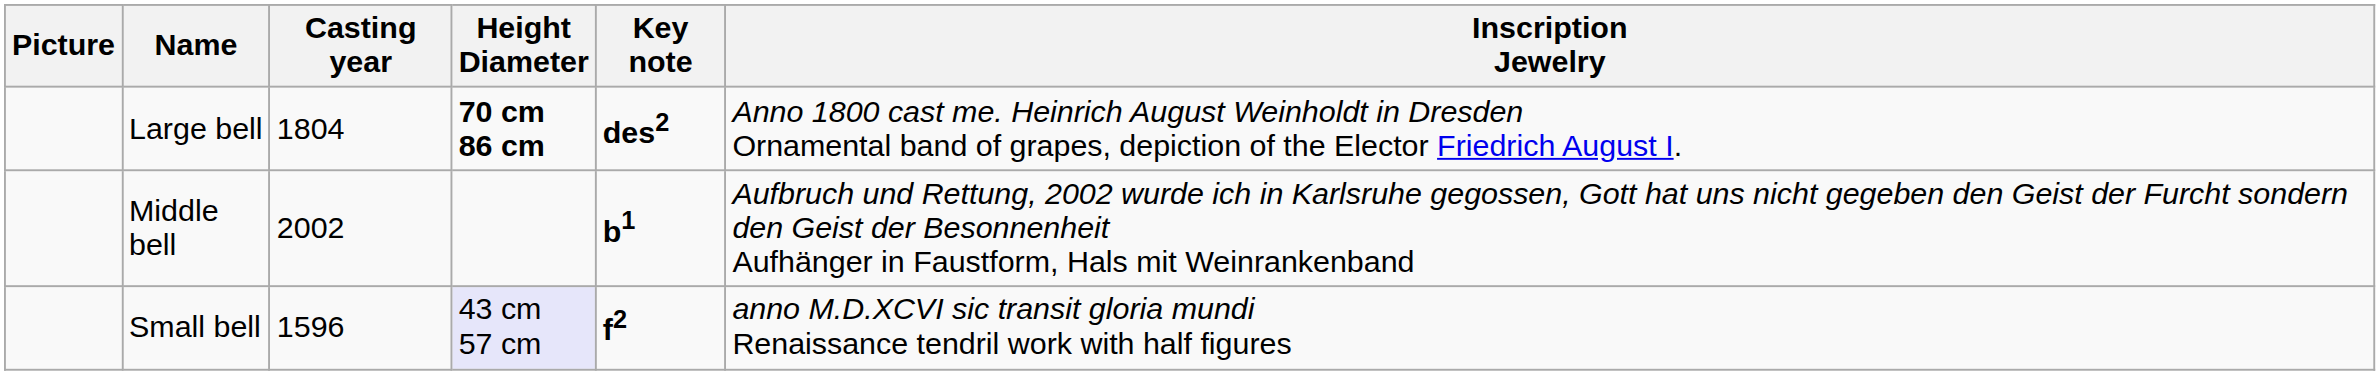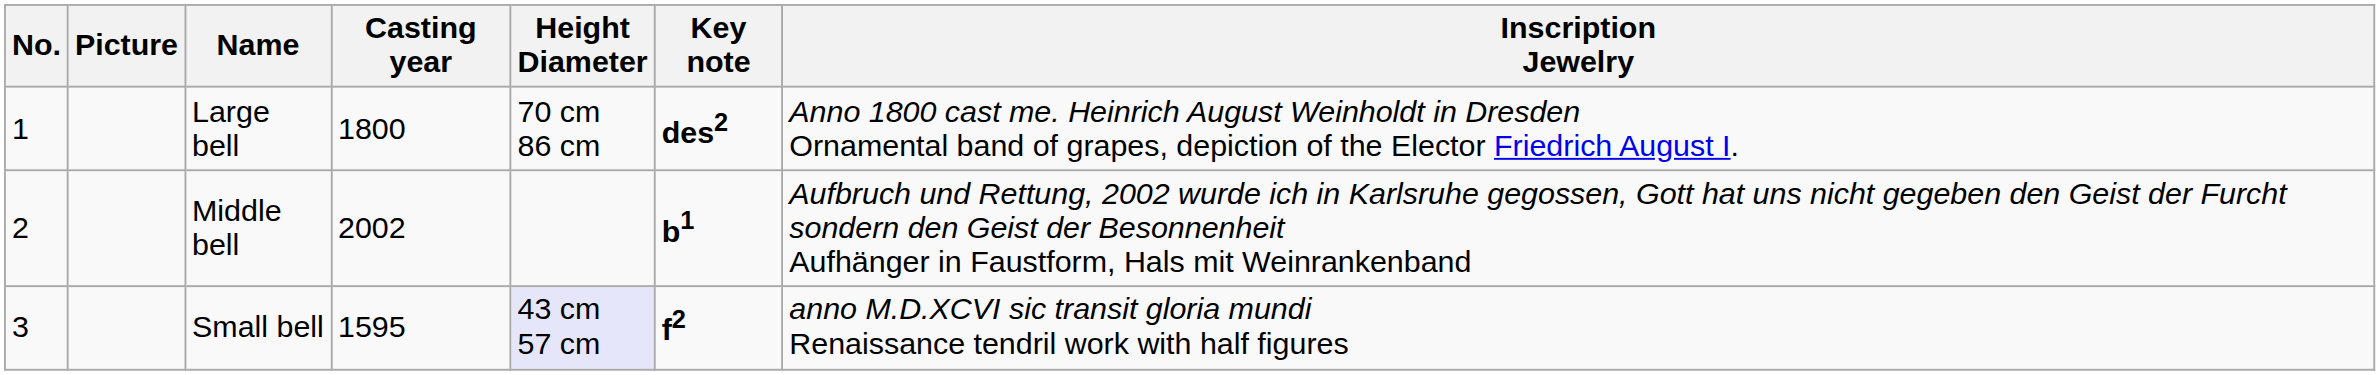+ column: (36, 45)
(311, 128) 1804 -> (372, 128) 1800
(502, 128) bold -> (559, 128) normal
(311, 327) 1596 -> (372, 327) 1595
